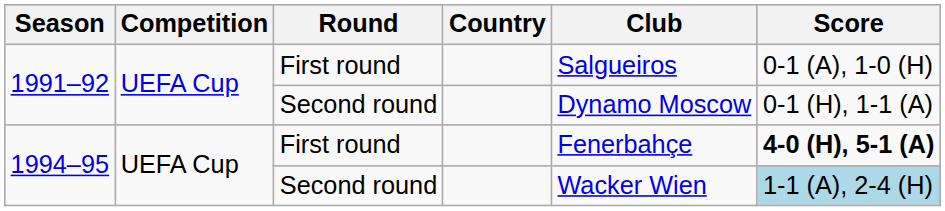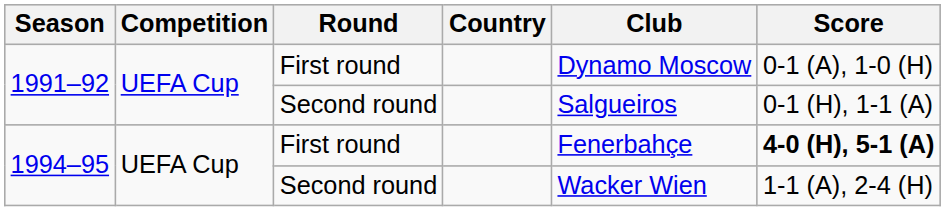(617, 64) Salgueiros -> (654, 64) Dynamo Moscow
(654, 104) Dynamo Moscow -> (617, 104) Salgueiros
(848, 184) lightblue background -> (848, 184) no background
